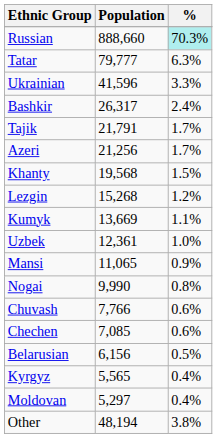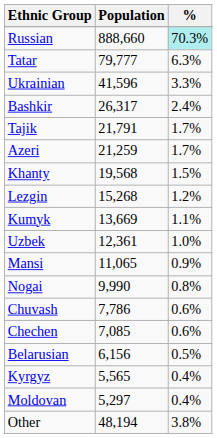(118, 151) 21,256 -> (118, 151) 21,259
(114, 309) 7,766 -> (114, 309) 7,786
